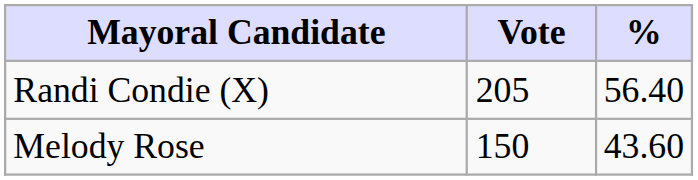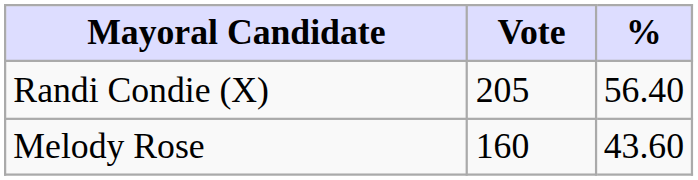(503, 145) 150 -> (503, 145) 160
